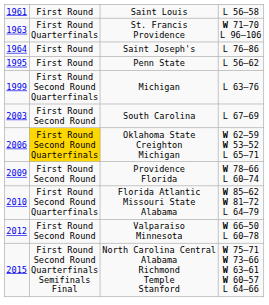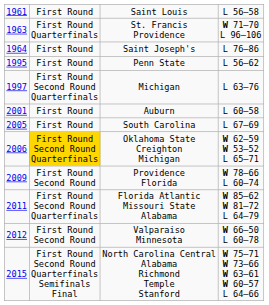(17, 87) 1999 -> (17, 87) 1997
+ row: (159, 111)
(17, 116) 2003 -> (17, 125) 2005
(65, 116) First Round Second Round -> (65, 125) First Round
(17, 202) 2010 -> (17, 206) 2011
